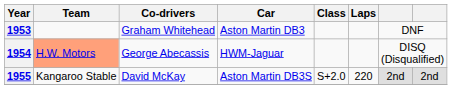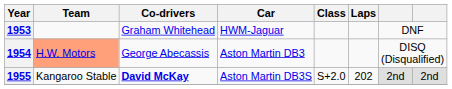(262, 30) Aston Martin DB3 -> (252, 30) HWM-Jaguar
(252, 53) HWM-Jaguar -> (262, 53) Aston Martin DB3
(153, 76) normal -> (155, 76) bold
(363, 76) 220 -> (363, 76) 202
